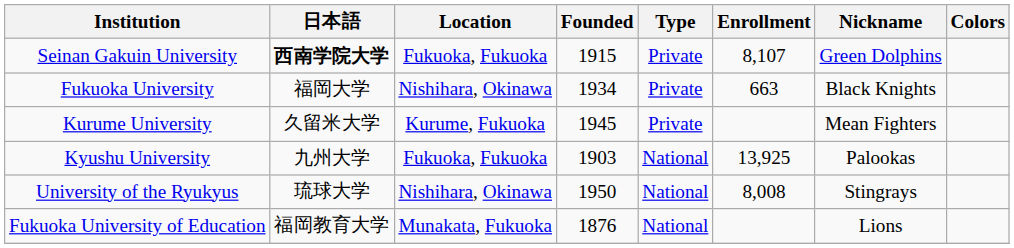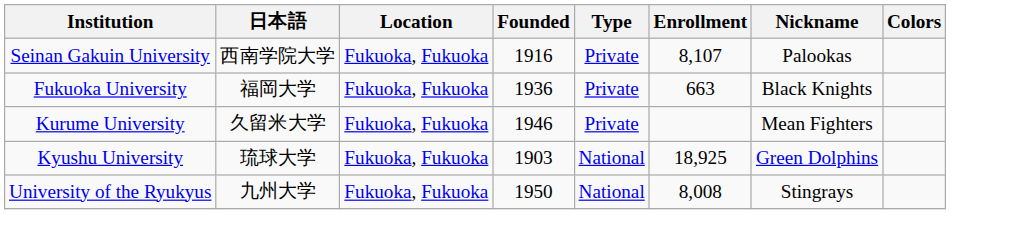(332, 54) bold -> (278, 54) normal
(597, 55) 1915 -> (533, 55) 1916
(881, 55) Green Dolphins -> (817, 55) Palookas
(475, 89) Nishihara, Okinawa -> (416, 89) Fukuoka, Fukuoka
(597, 89) 1934 -> (533, 89) 1936
(475, 123) Kurume, Fukuoka -> (416, 123) Fukuoka, Fukuoka
(597, 123) 1945 -> (533, 123) 1946
(332, 157) 九州大学 -> (278, 157) 琉球大学
(764, 157) 13,925 -> (700, 157) 18,925
(881, 157) Palookas -> (817, 157) Green Dolphins
(332, 191) 琉球大学 -> (278, 191) 九州大学
(475, 191) Nishihara, Okinawa -> (416, 191) Fukuoka, Fukuoka
- row: (137, 225)
